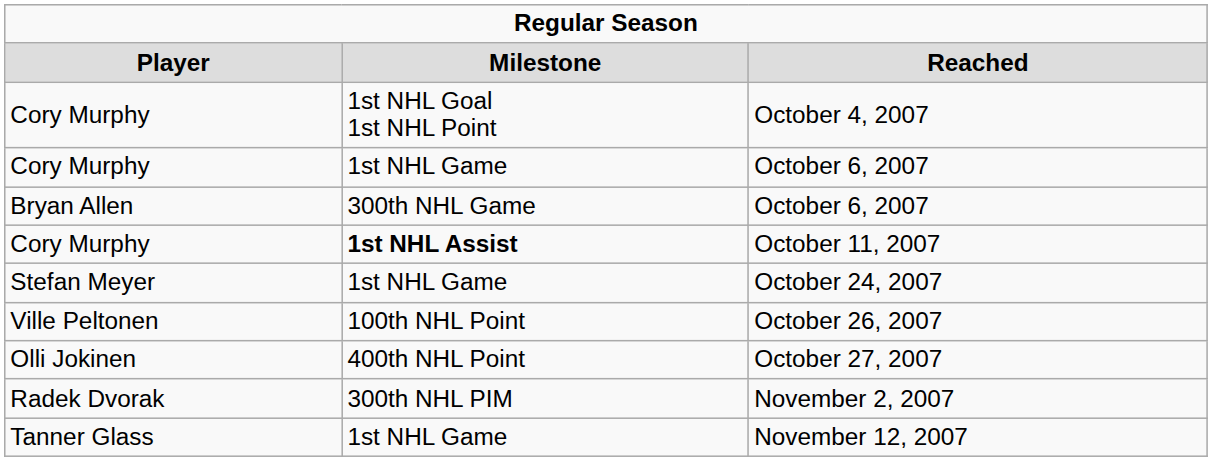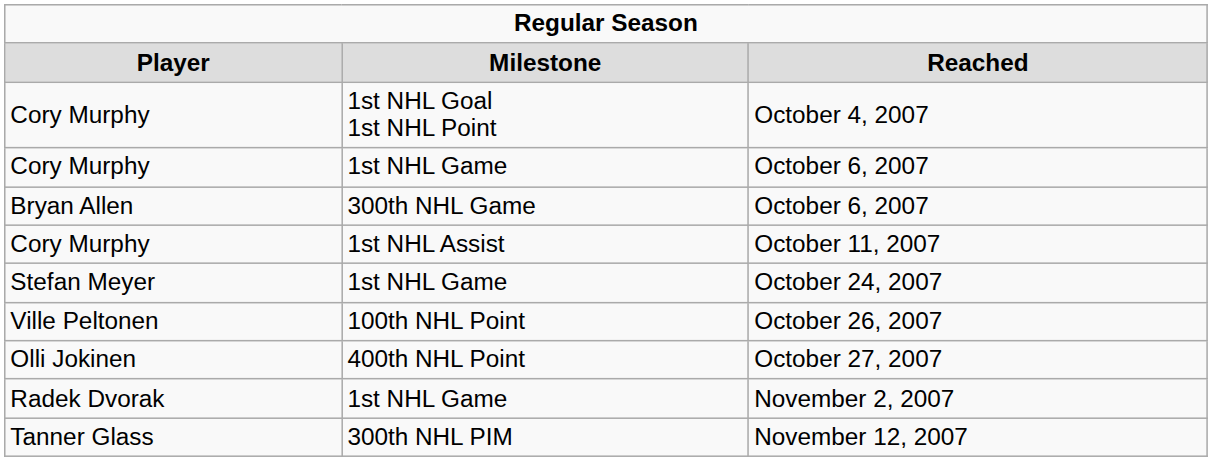(433, 243) bold -> (426, 243) normal
(430, 398) 300th NHL PIM -> (427, 398) 1st NHL Game
(427, 436) 1st NHL Game -> (430, 436) 300th NHL PIM
